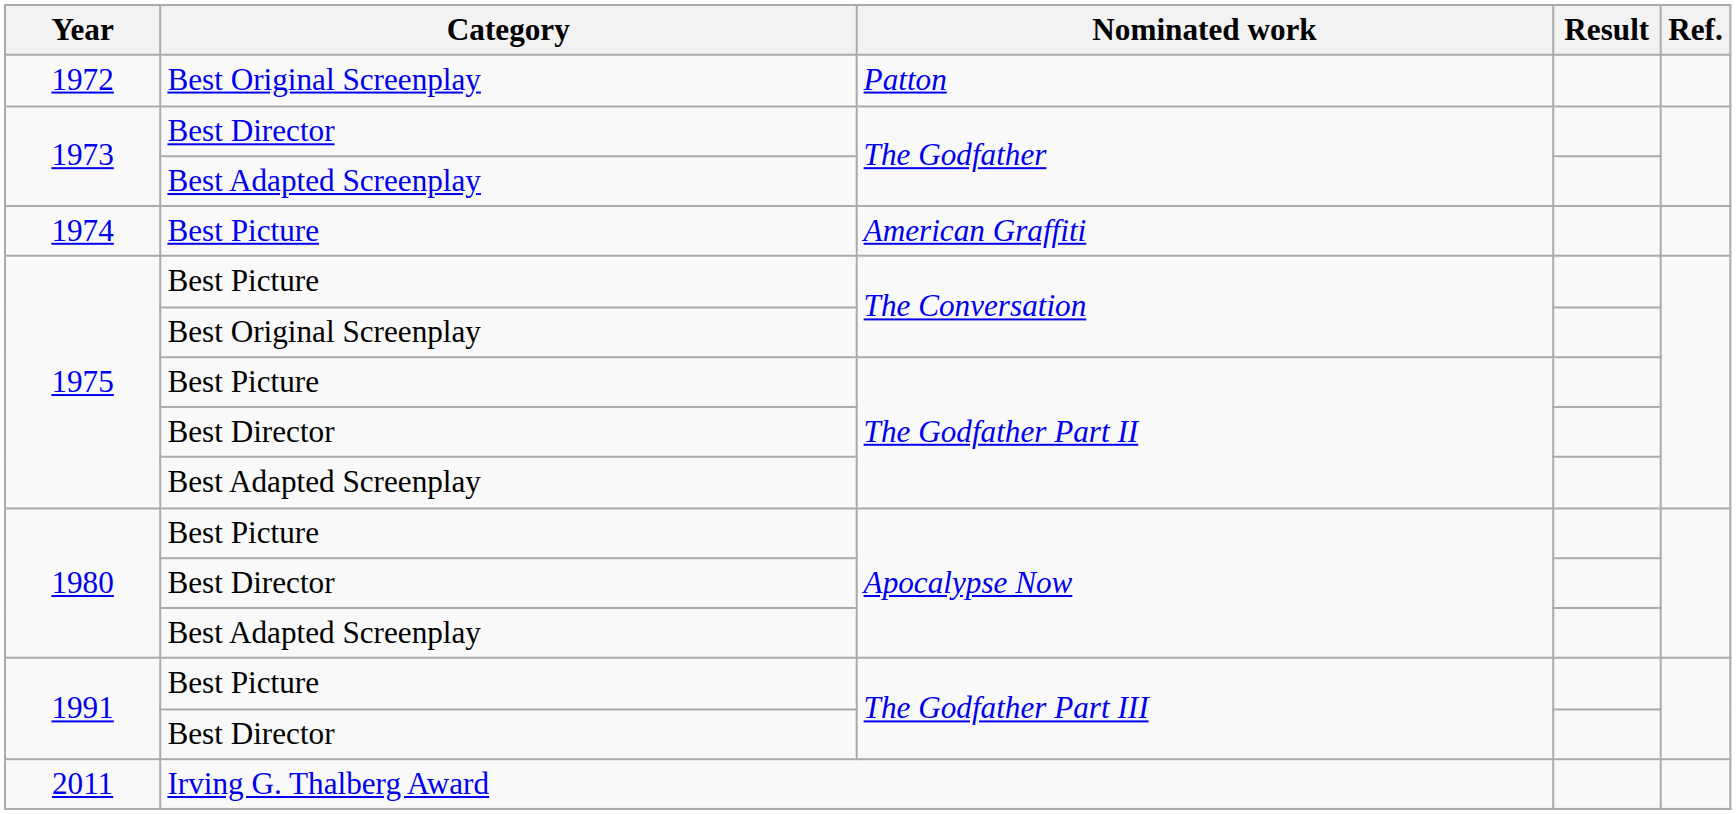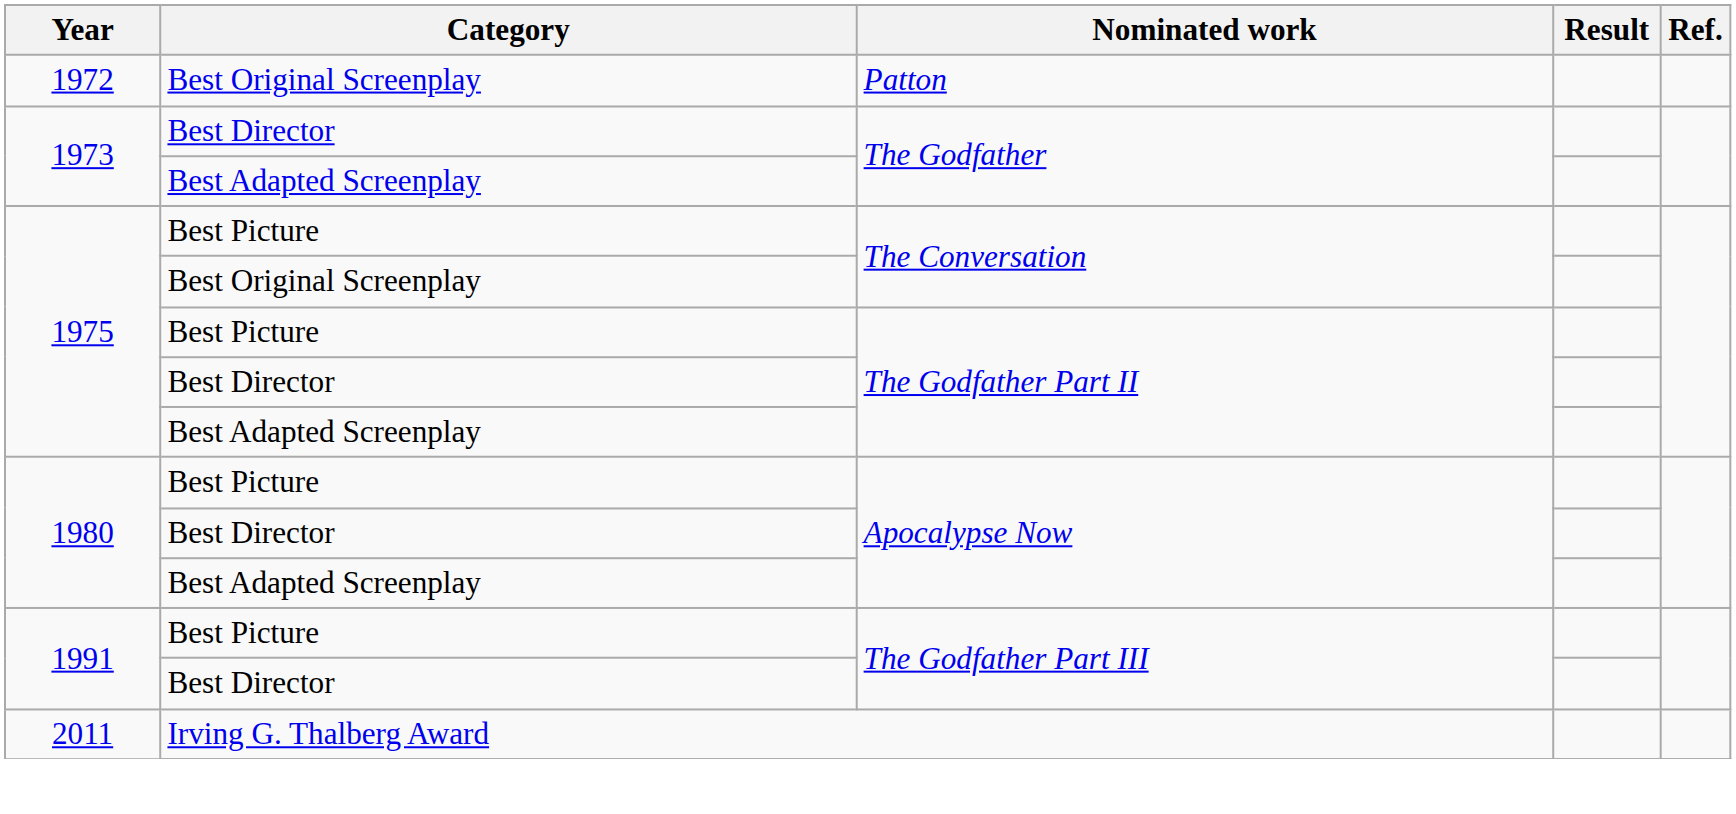- row: (243, 230)
